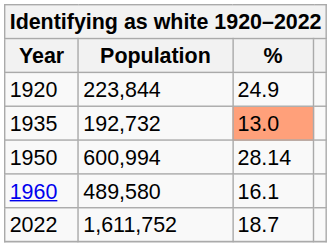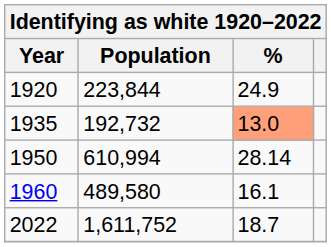(122, 158) 600,994 -> (122, 158) 610,994
